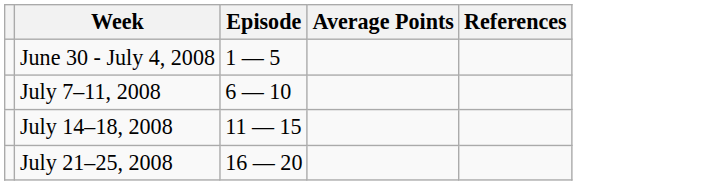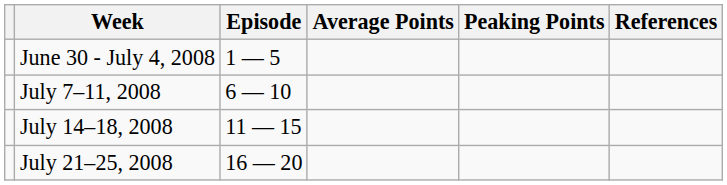+ column: (534, 22)
